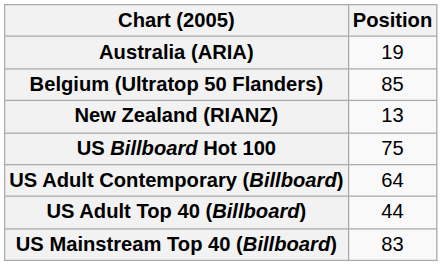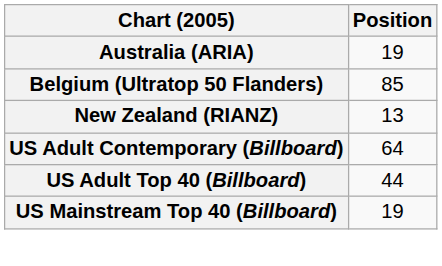- row: (176, 148)
(392, 244) 83 -> (392, 212) 19
